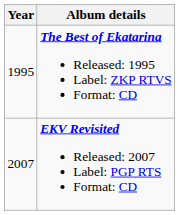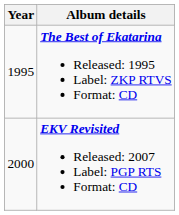(21, 164) 2007 -> (21, 164) 2000
